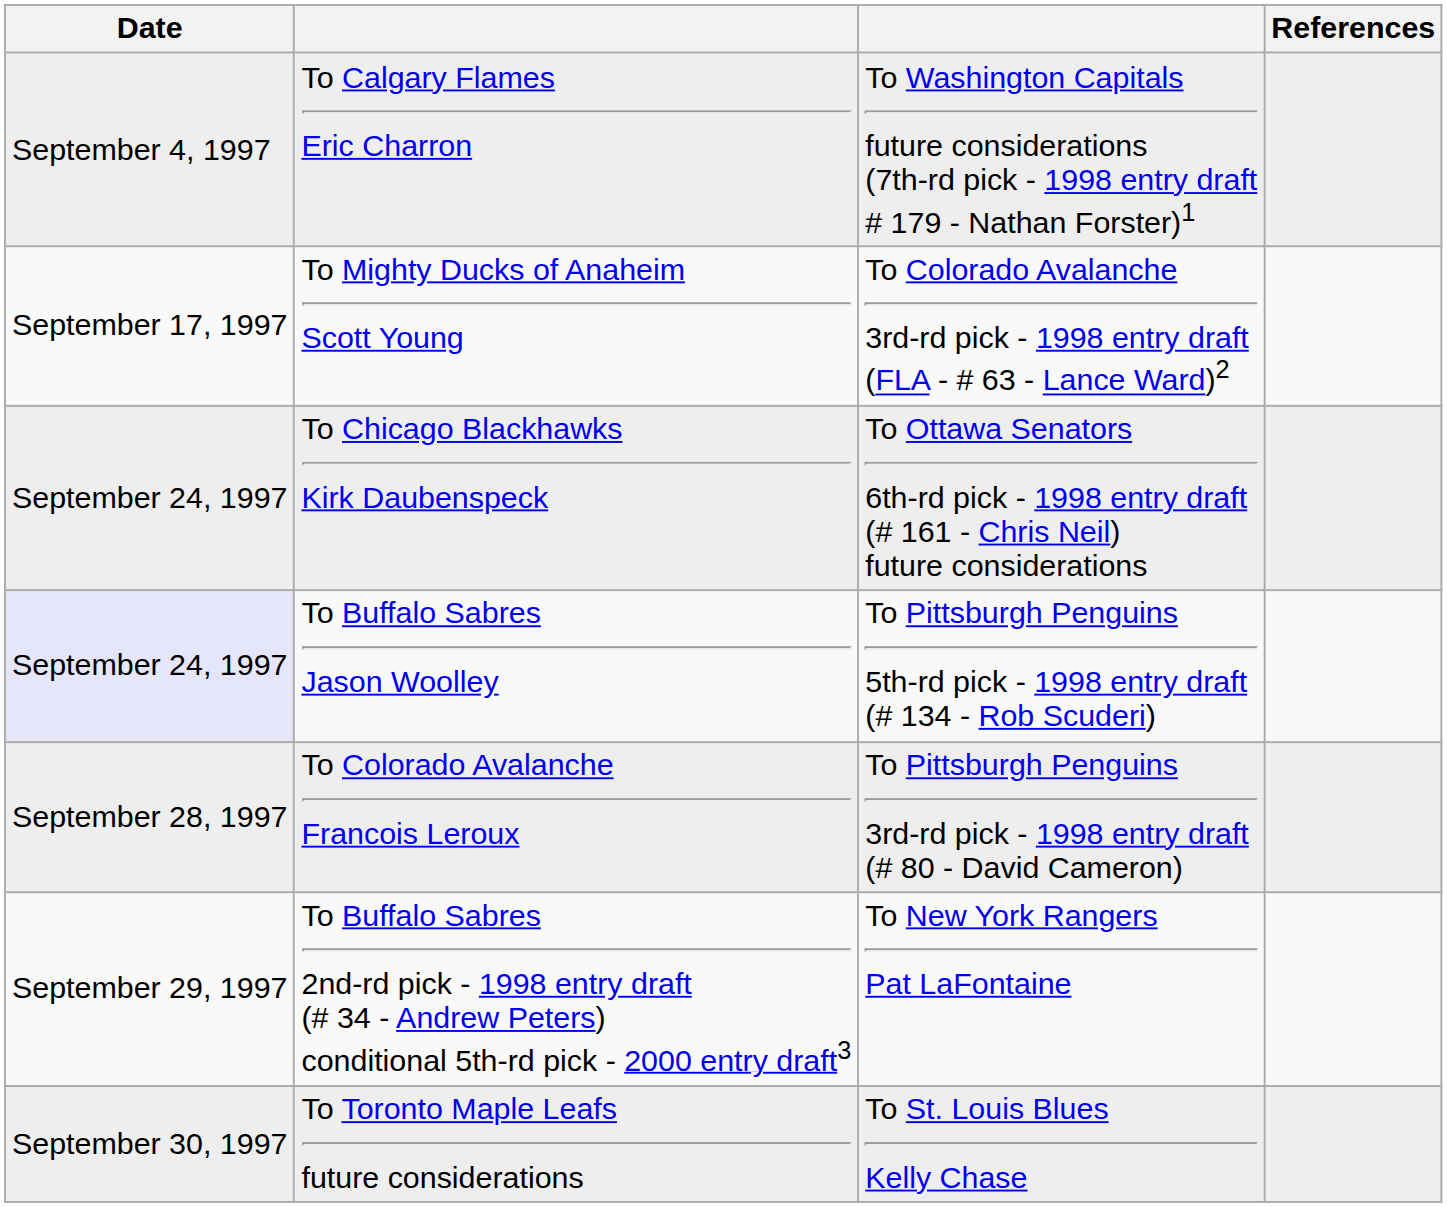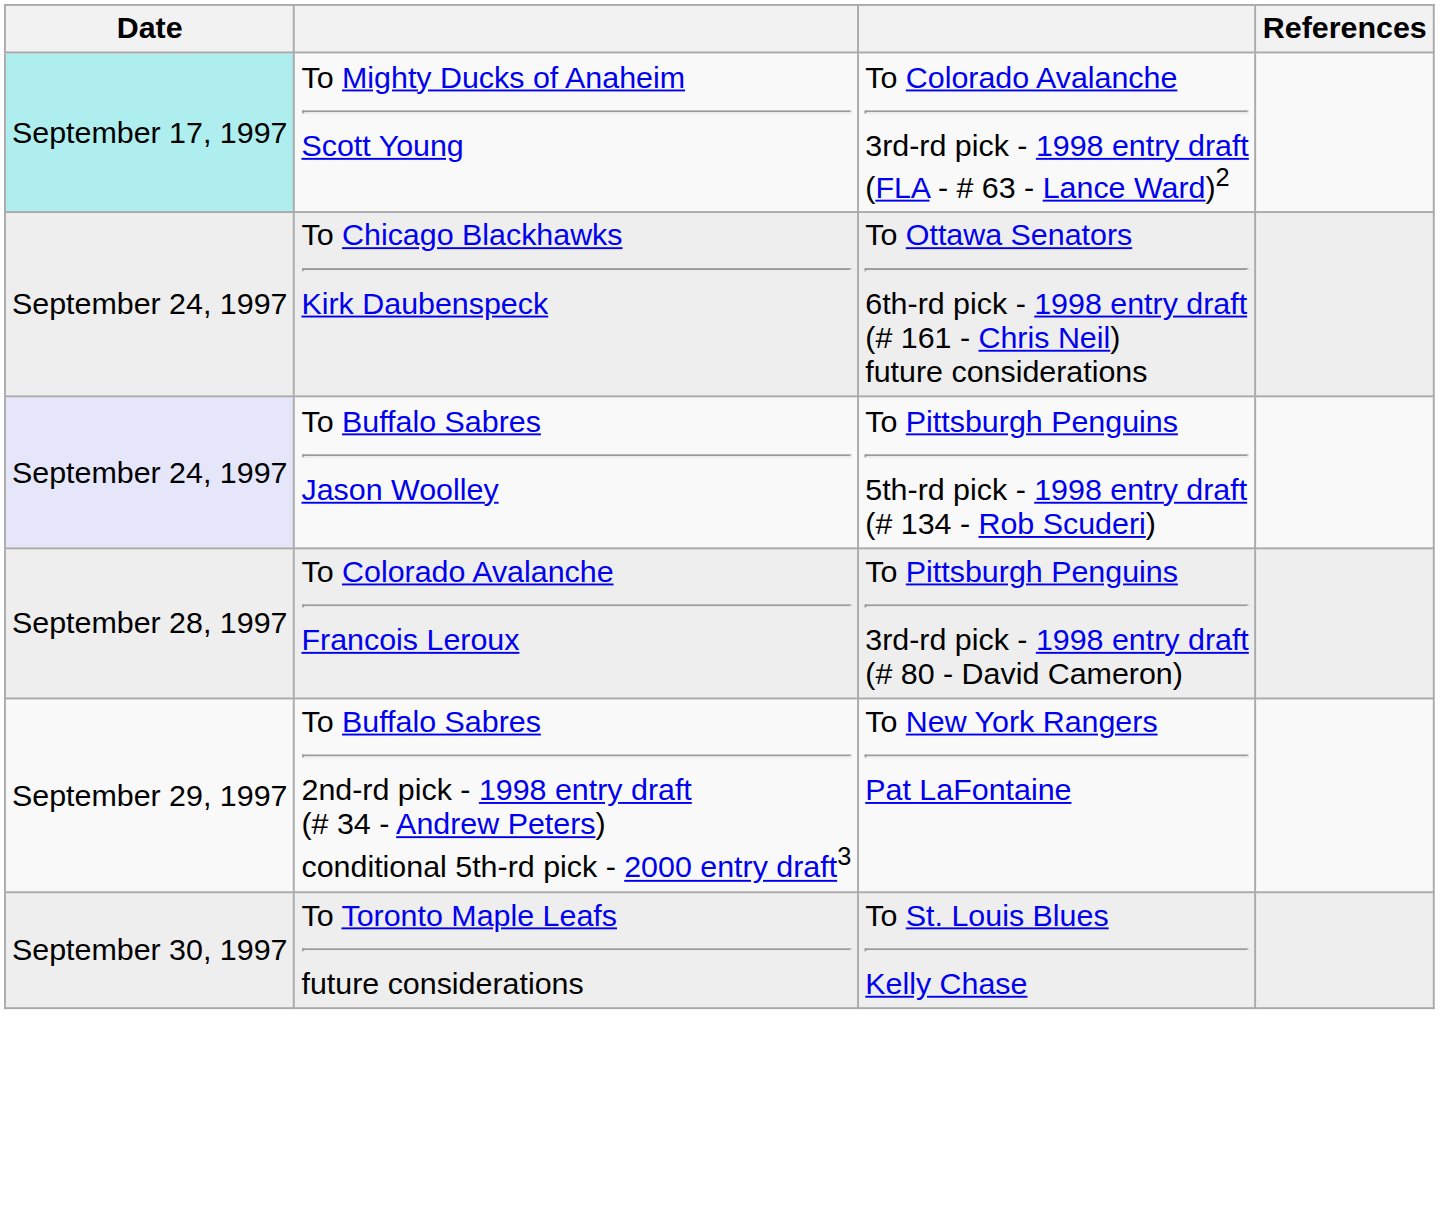- row: (576, 111)
(150, 325) no background -> (150, 132) paleturquoise background
